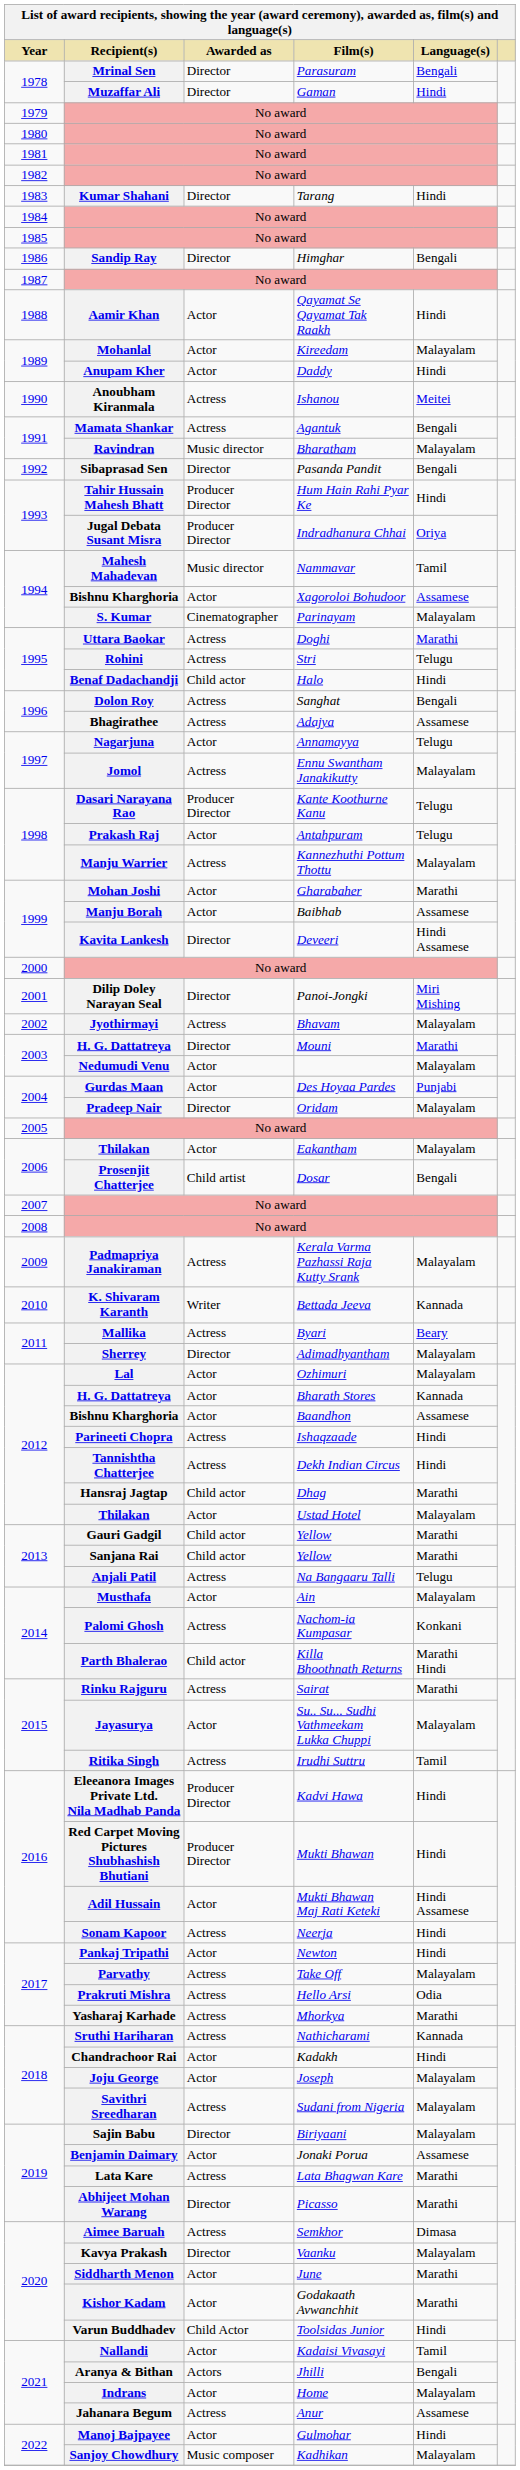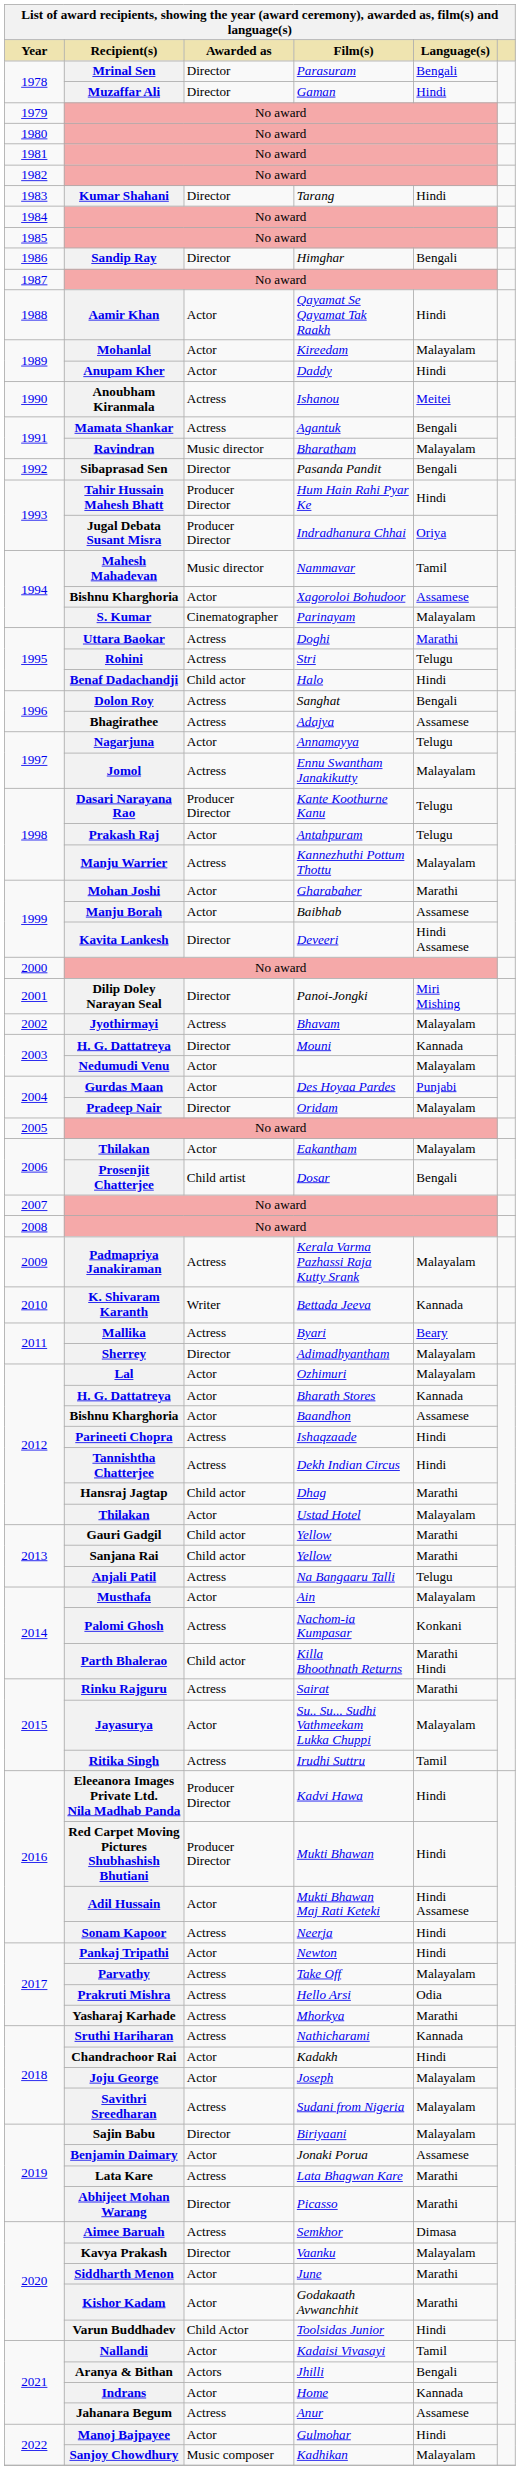(437, 1045) Marathi -> (440, 1045) Kannada
(446, 2392) Malayalam -> (440, 2392) Kannada
